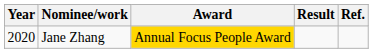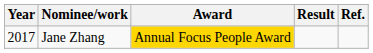(21, 37) 2020 -> (21, 37) 2017
